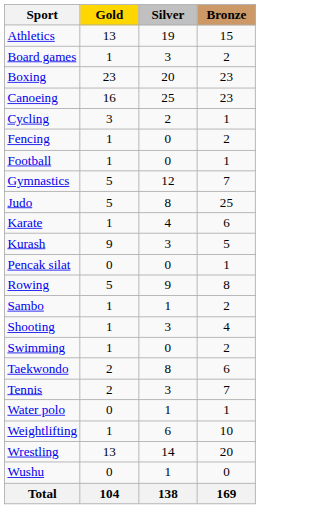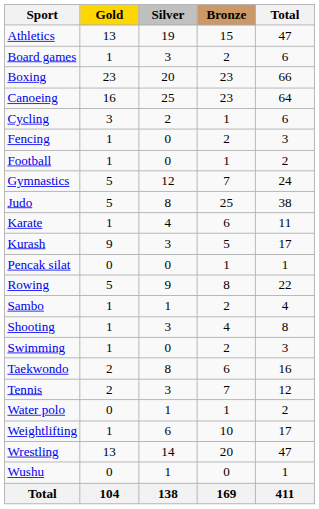+ column: (285, 14)
